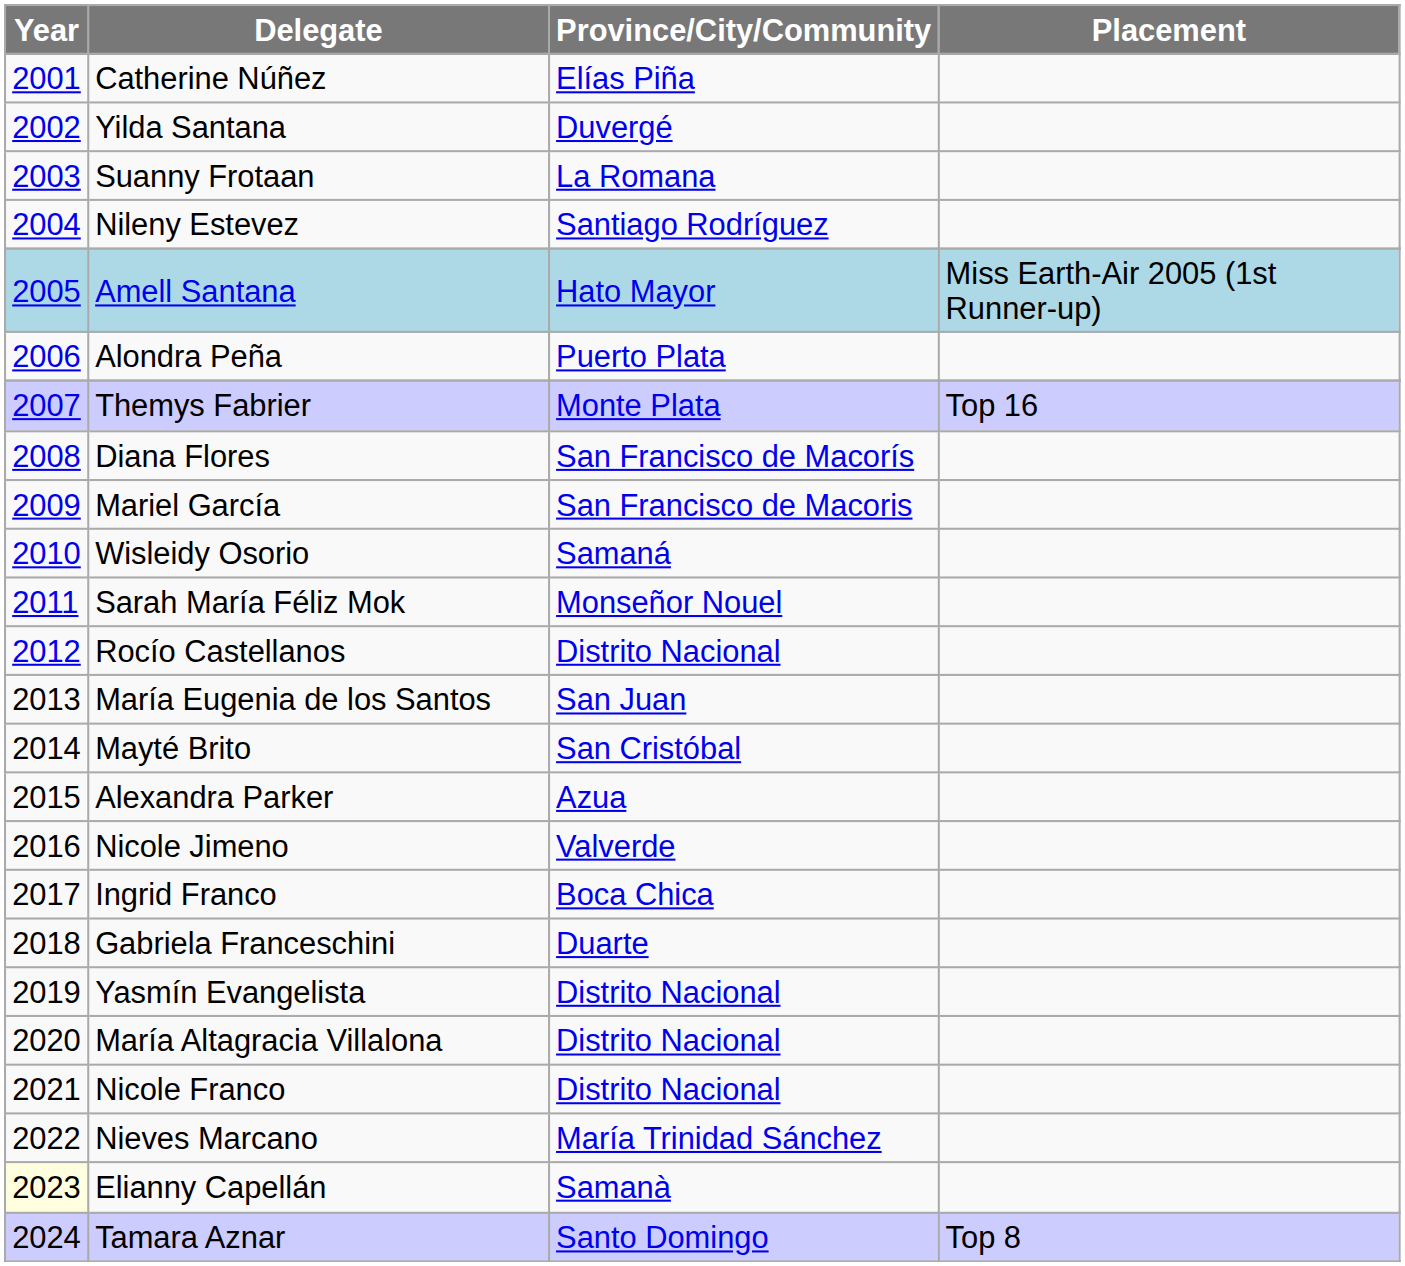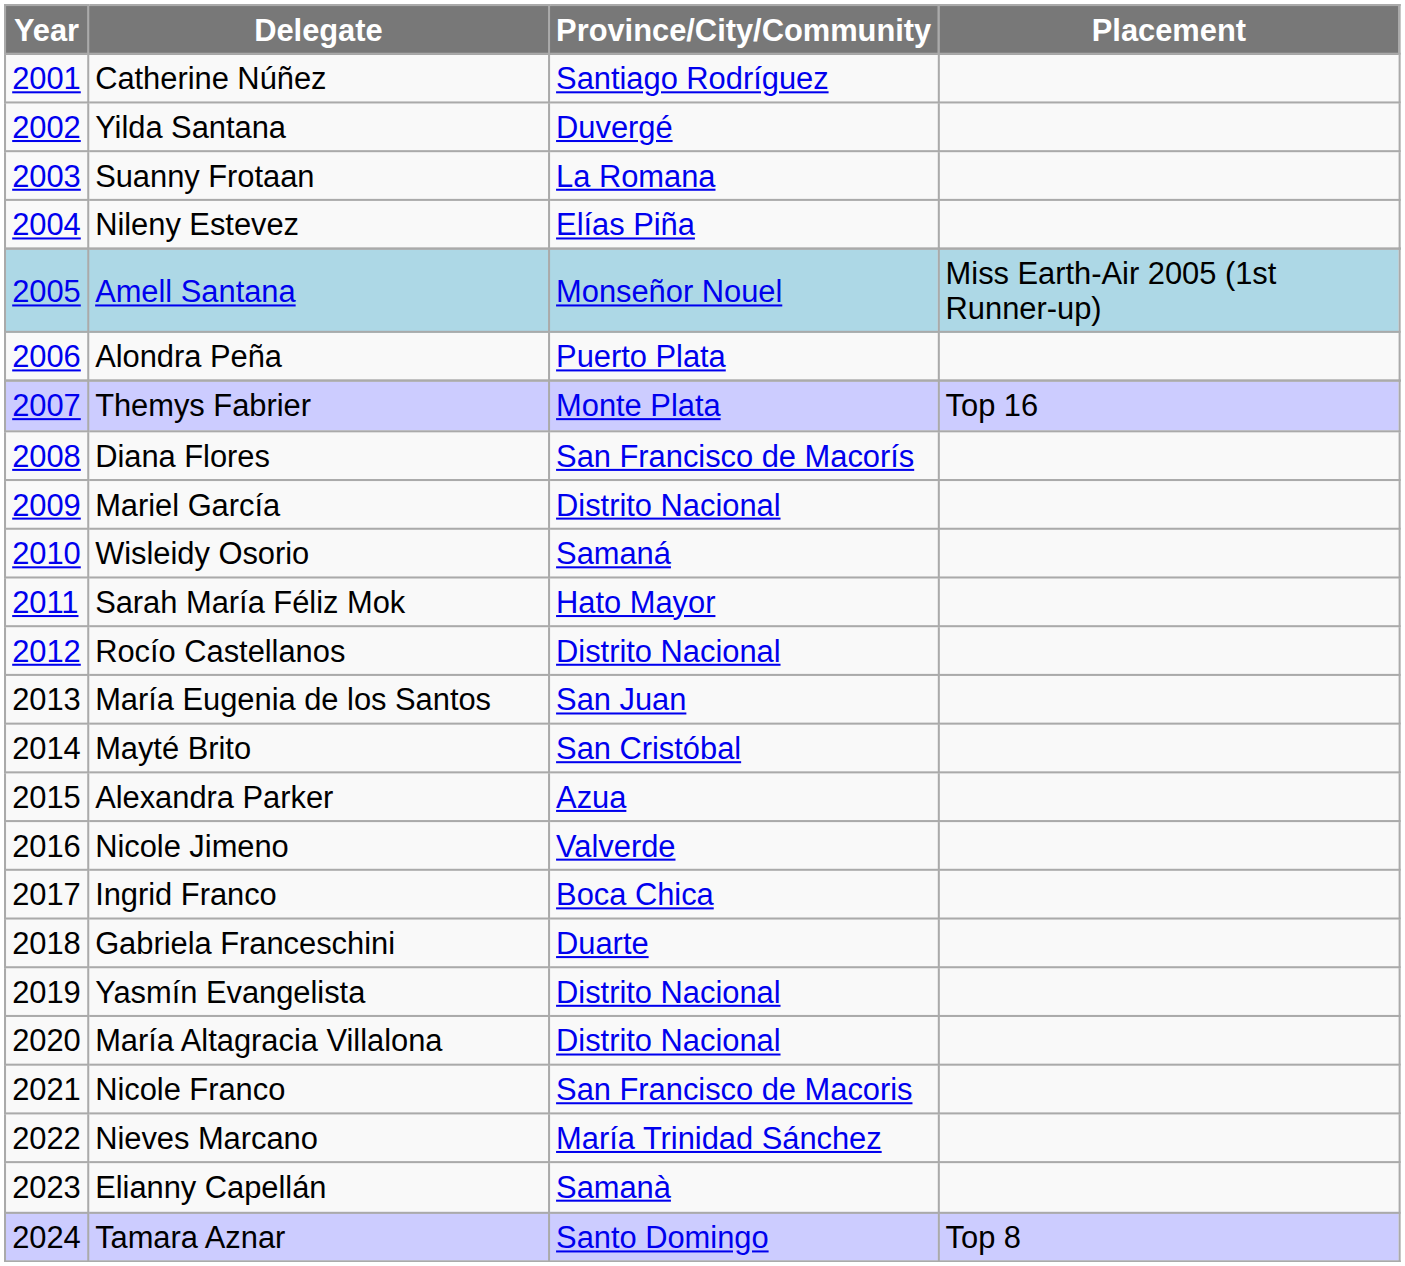(625, 78) Elías Piña -> (692, 78) Santiago Rodríguez
(692, 225) Santiago Rodríguez -> (625, 225) Elías Piña
(636, 291) Hato Mayor -> (669, 291) Monseñor Nouel
(734, 504) San Francisco de Macoris -> (668, 504) Distrito Nacional
(669, 601) Monseñor Nouel -> (636, 601) Hato Mayor
(668, 1090) Distrito Nacional -> (734, 1090) San Francisco de Macoris
(46, 1188) lightyellow background -> (46, 1188) no background
